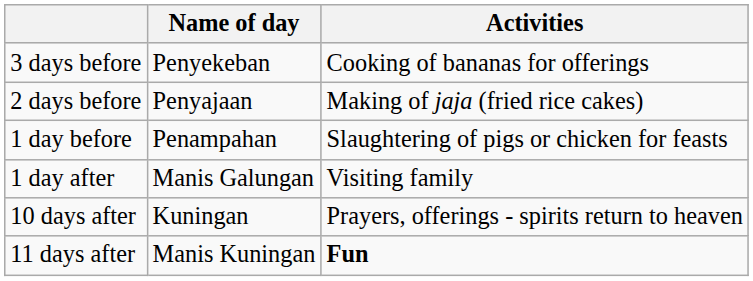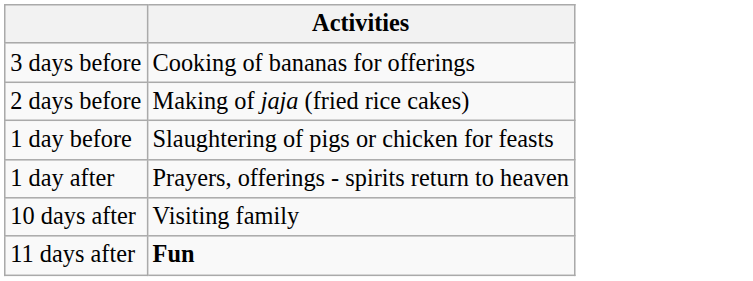- column: (234, 23)
(400, 178) Visiting family -> (361, 178) Prayers, offerings - spirits return to heaven
(535, 216) Prayers, offerings - spirits return to heaven -> (226, 216) Visiting family
